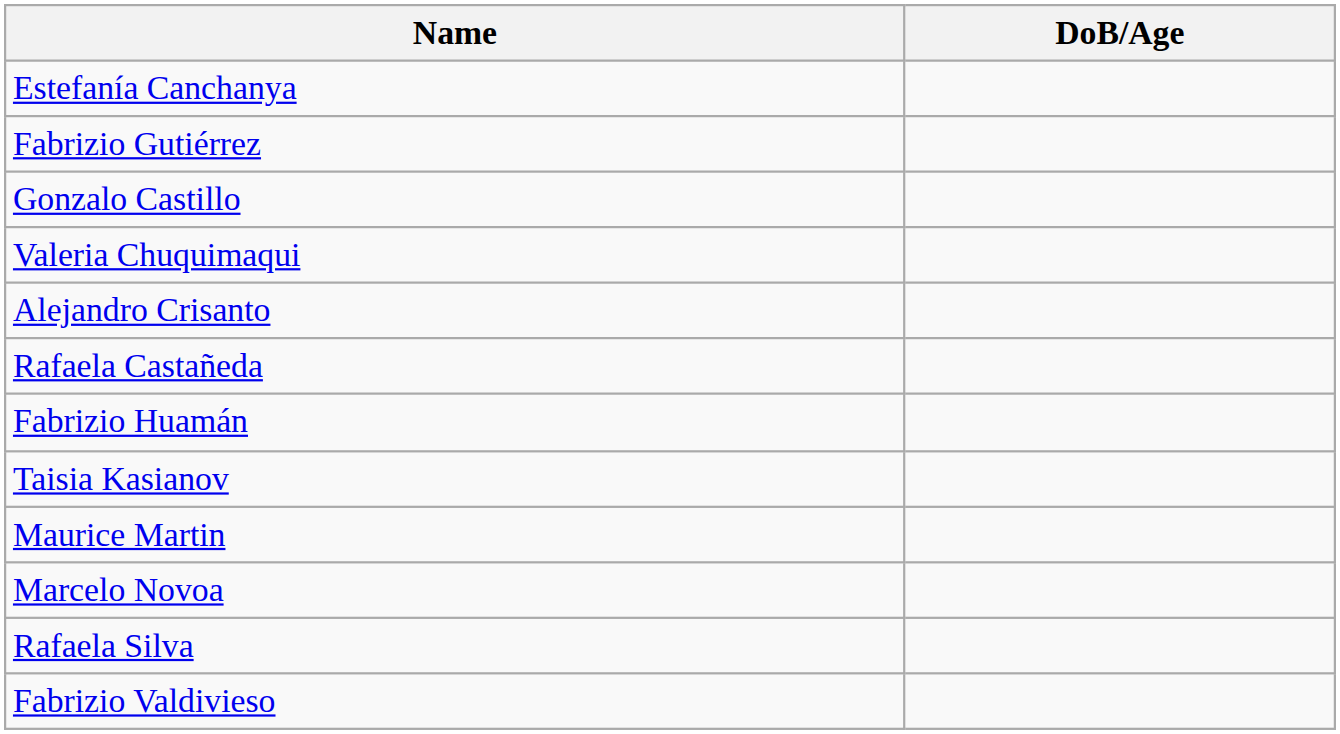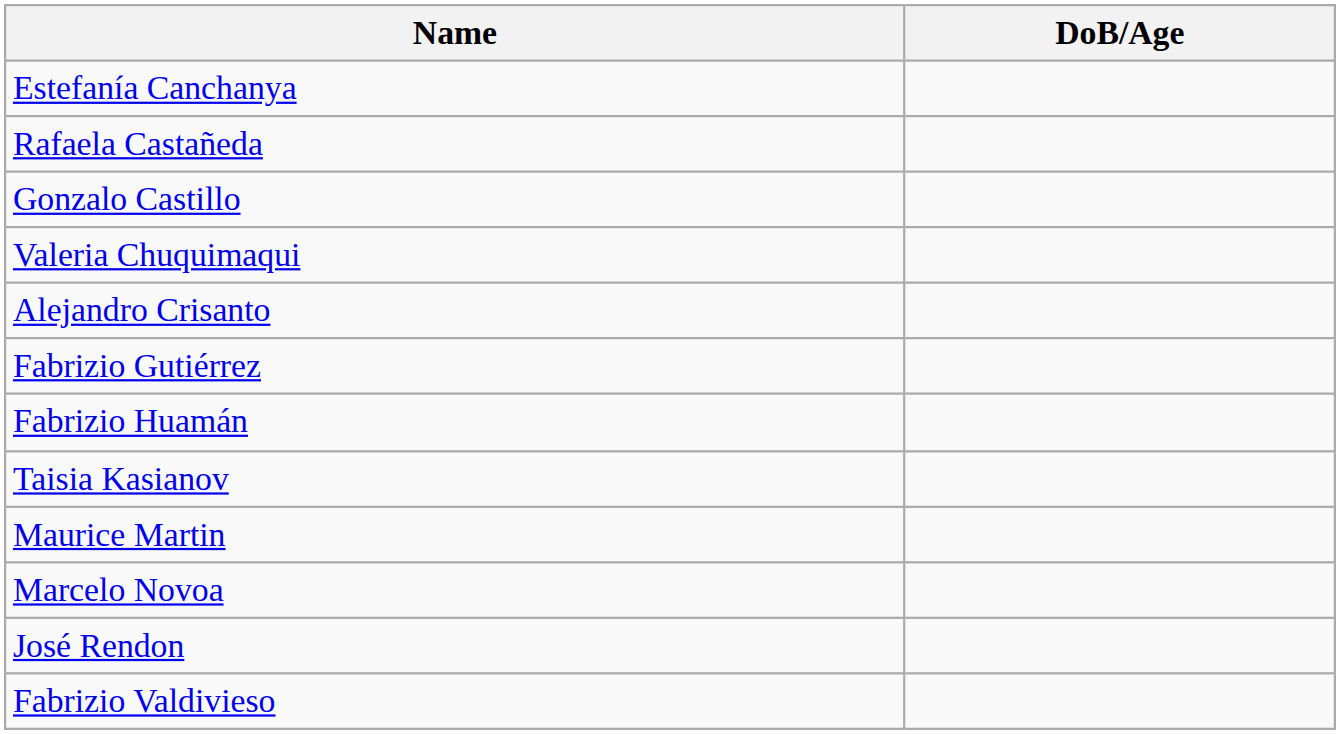rows swapped: (138, 366) <-> (137, 143)
+ row: (99, 644)
- row: (103, 644)
